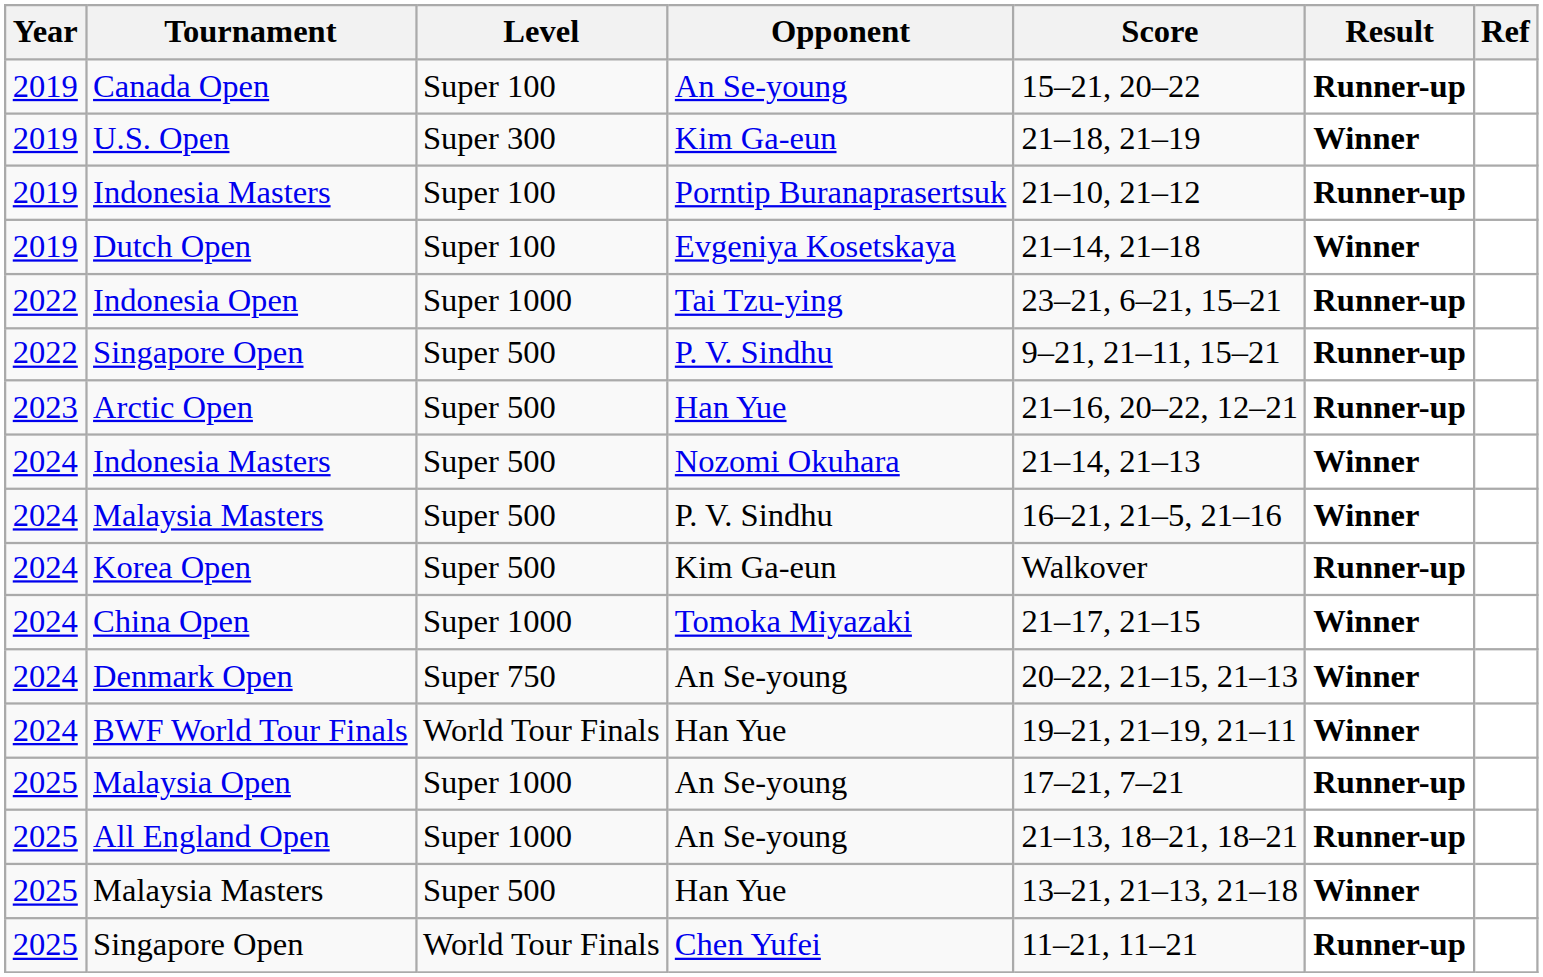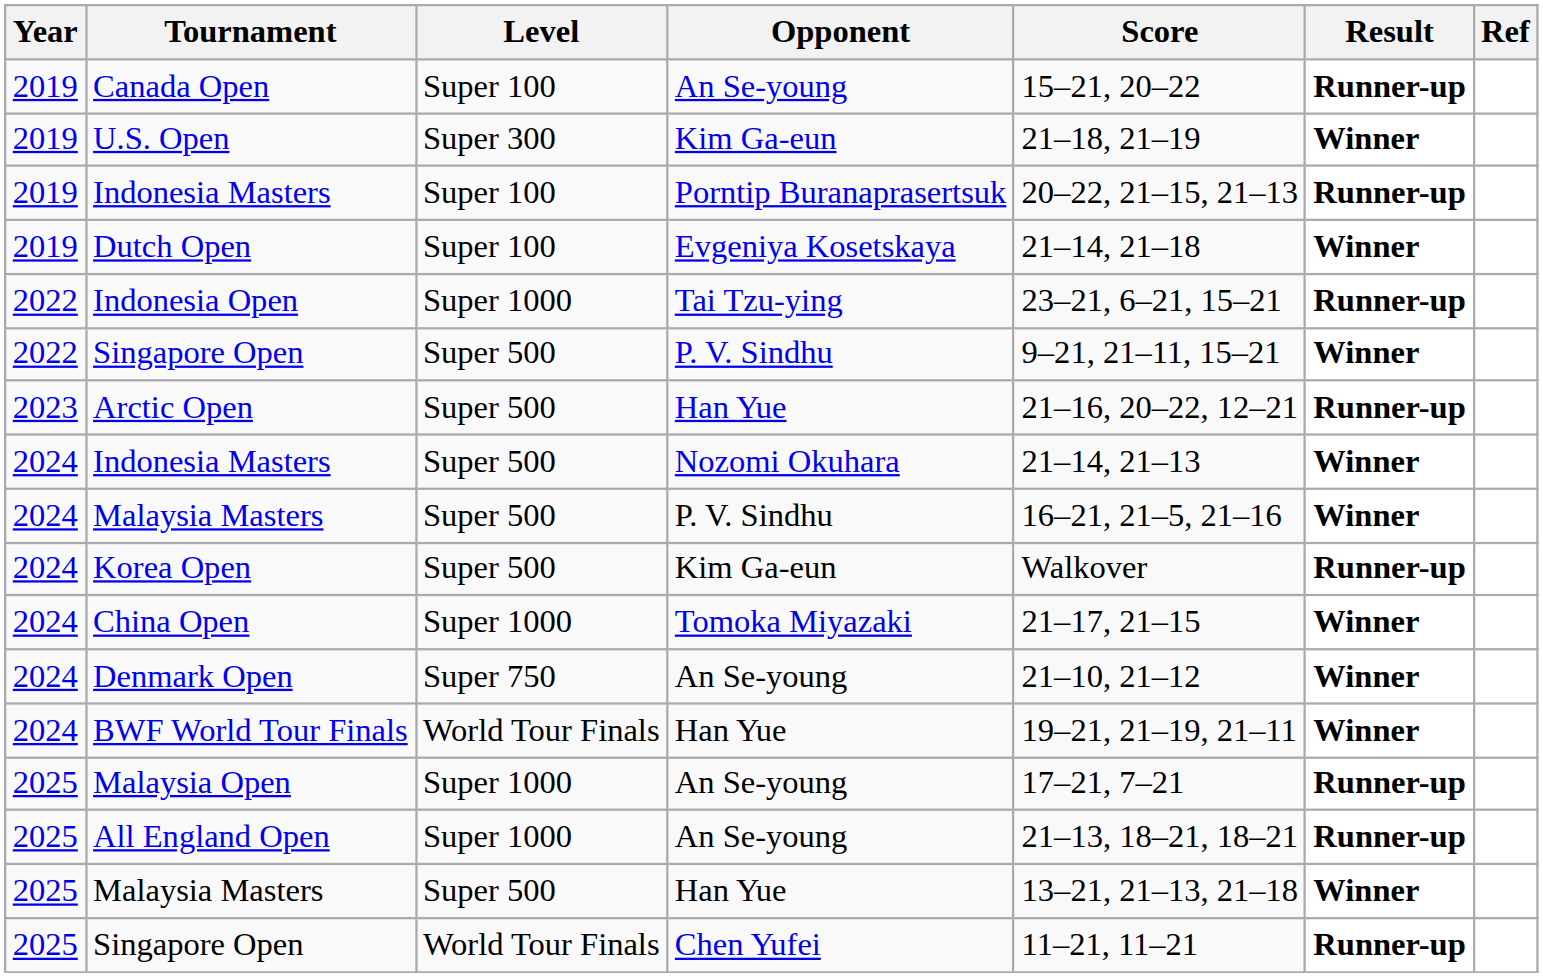(1111, 192) 21–10, 21–12 -> (1160, 192) 20–22, 21–15, 21–13
(1390, 353) Runner-up -> (1366, 353) Winner
(1160, 675) 20–22, 21–15, 21–13 -> (1111, 675) 21–10, 21–12
